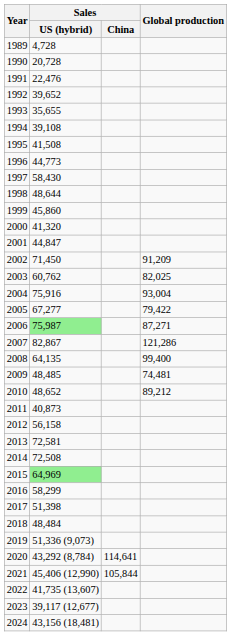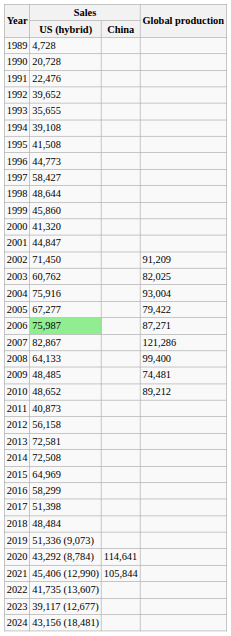(47, 177) 58,430 -> (47, 177) 58,427
(47, 359) 64,135 -> (47, 359) 64,133
(47, 474) lightgreen background -> (47, 474) no background
